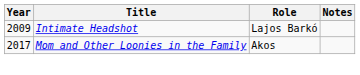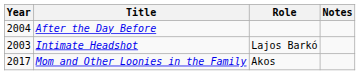+ row: (96, 29)
(19, 29) 2009 -> (19, 45) 2003
